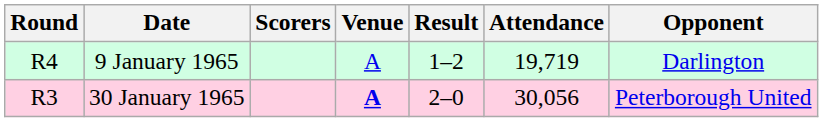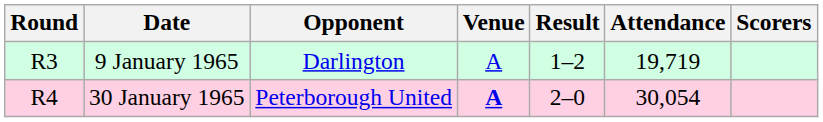columns swapped: (713, 23) <-> (293, 23)
(44, 60) R4 -> (44, 60) R3
(44, 97) R3 -> (44, 97) R4
(547, 97) 30,056 -> (668, 97) 30,054
